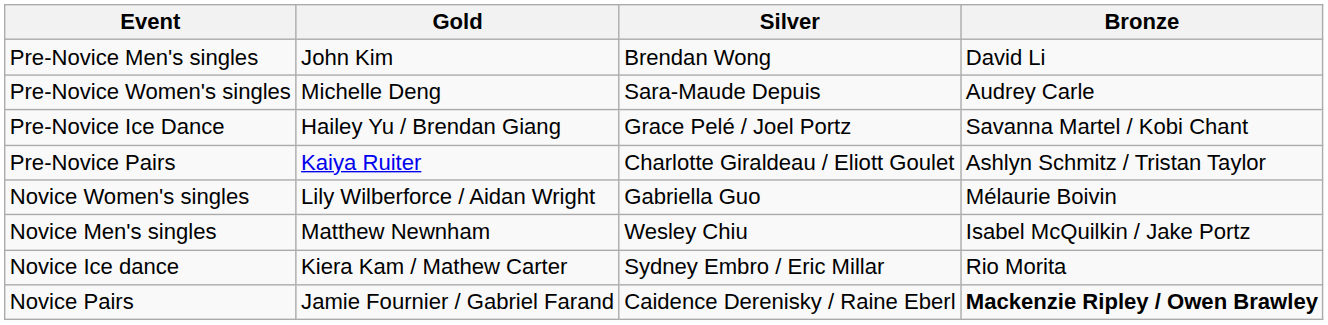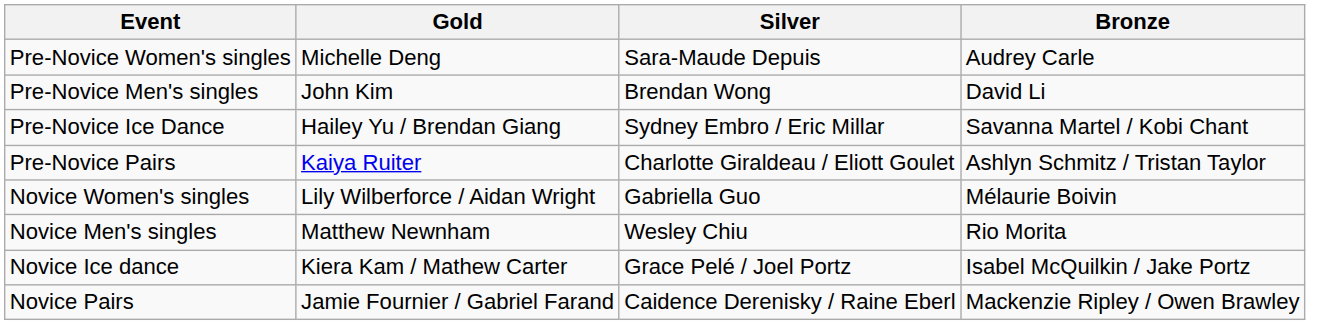rows swapped: (150, 92) <-> (134, 57)
(738, 127) Grace Pelé / Joel Portz -> (754, 127) Sydney Embro / Eric Millar
(1108, 232) Isabel McQuilkin / Jake Portz -> (1016, 232) Rio Morita
(754, 267) Sydney Embro / Eric Millar -> (738, 267) Grace Pelé / Joel Portz
(1016, 267) Rio Morita -> (1108, 267) Isabel McQuilkin / Jake Portz
(1142, 302) bold -> (1133, 302) normal
